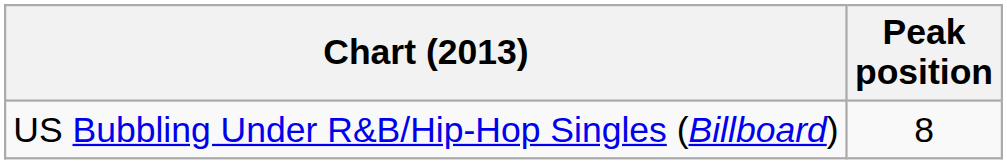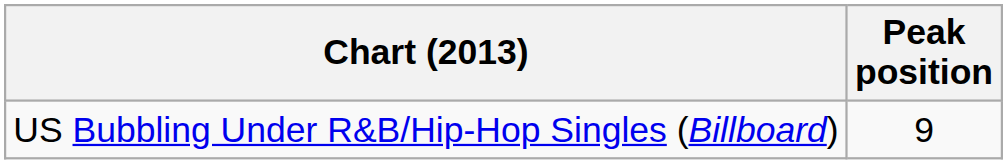(924, 128) 8 -> (924, 128) 9
